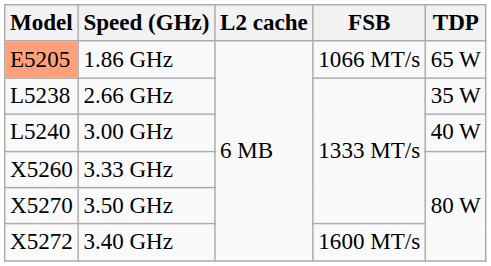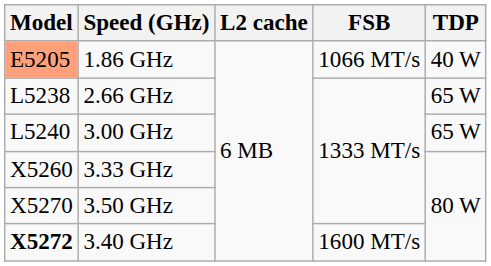(456, 59) 65 W -> (456, 59) 40 W
(456, 95) 35 W -> (456, 95) 65 W
(456, 132) 40 W -> (456, 132) 65 W
(41, 242) normal -> (41, 242) bold
